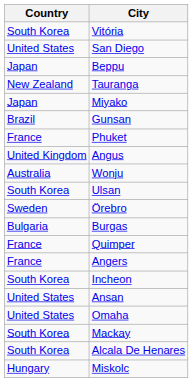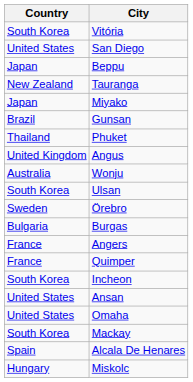(24, 137) France -> (28, 137) Thailand
rows swapped: (113, 244) <-> (110, 262)
(38, 350) South Korea -> (21, 350) Spain
